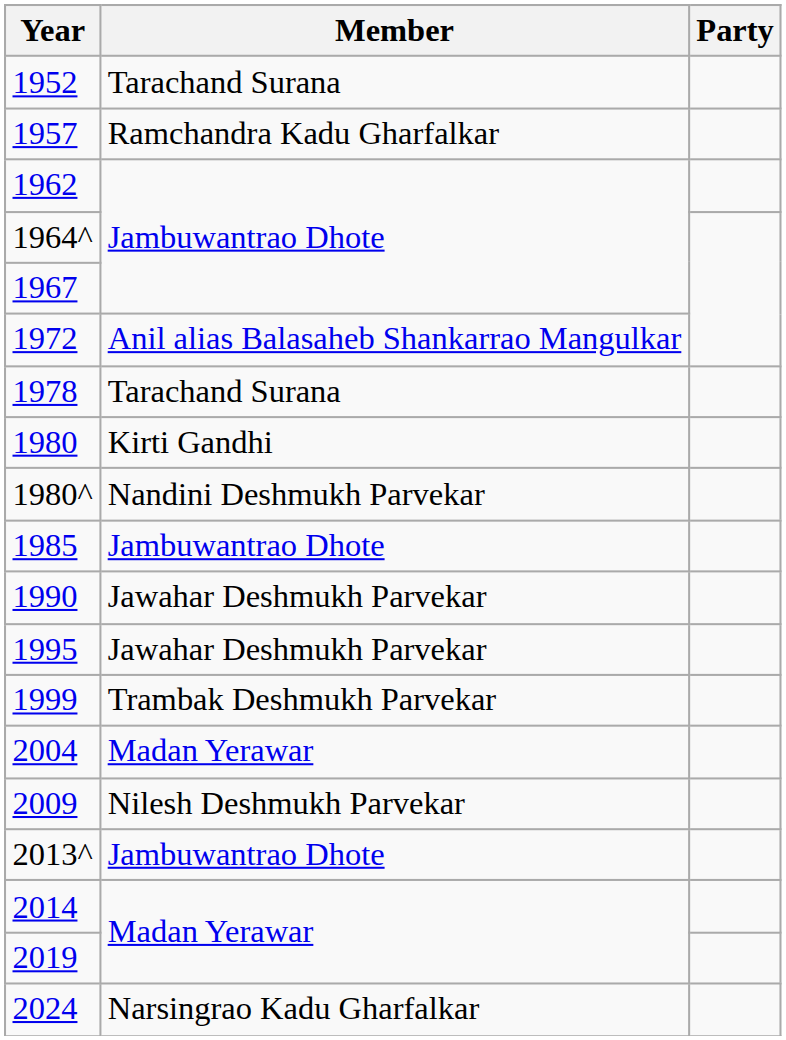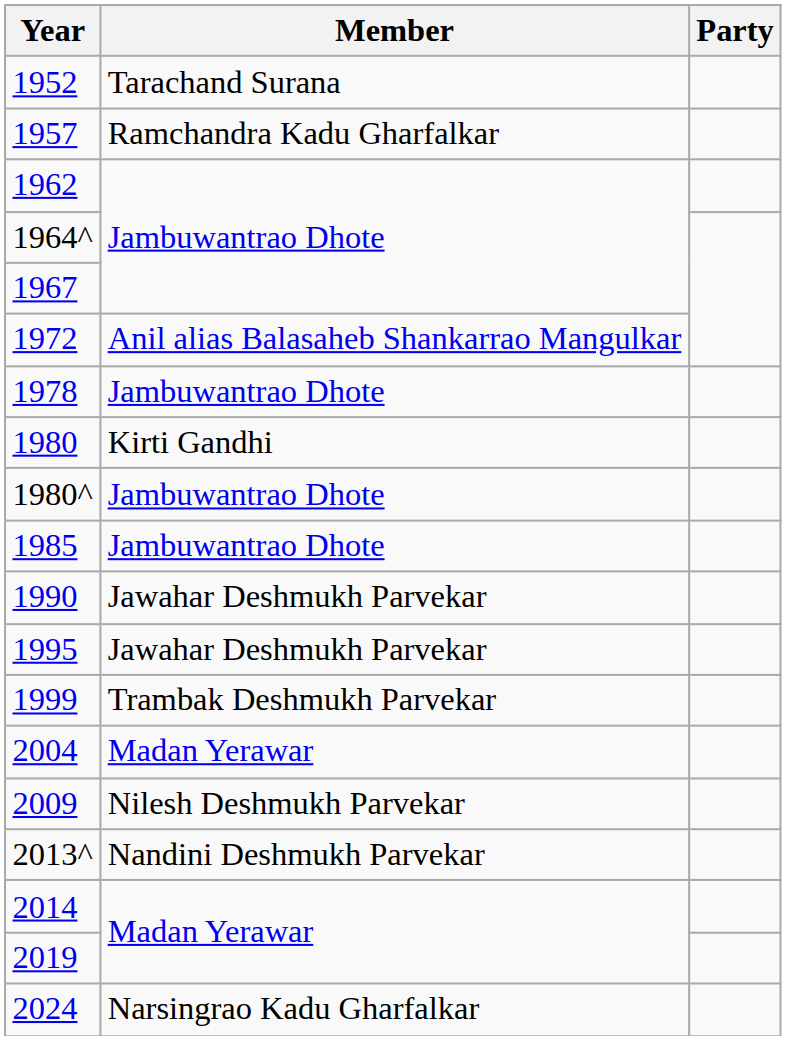(224, 390) Tarachand Surana -> (246, 390) Jambuwantrao Dhote
(296, 493) Nandini Deshmukh Parvekar -> (246, 493) Jambuwantrao Dhote
(246, 854) Jambuwantrao Dhote -> (296, 854) Nandini Deshmukh Parvekar
